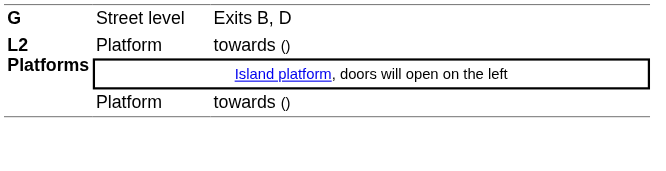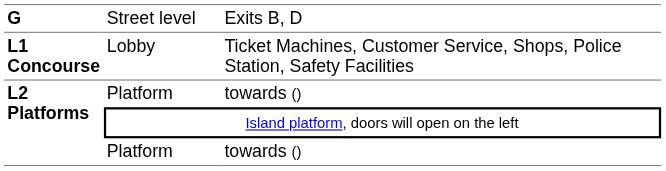+ row: (131, 46)
